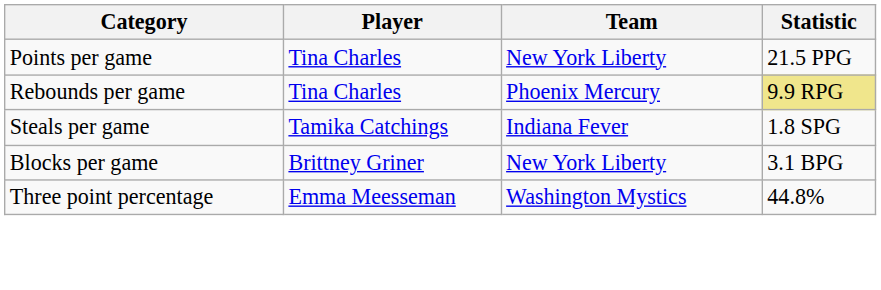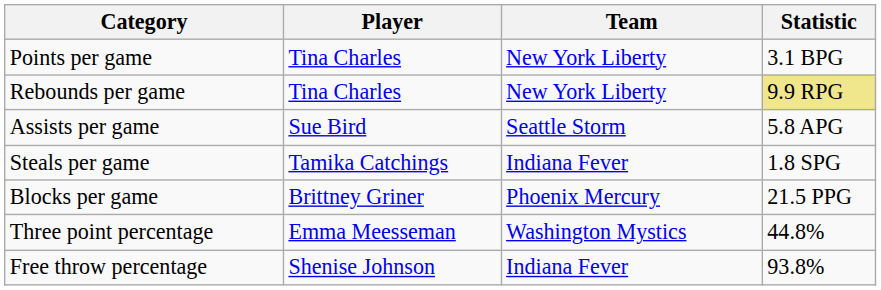(810, 57) 21.5 PPG -> (805, 57) 3.1 BPG
(583, 92) Phoenix Mercury -> (586, 92) New York Liberty
+ row: (85, 127)
(586, 162) New York Liberty -> (583, 197) Phoenix Mercury
(805, 162) 3.1 BPG -> (810, 197) 21.5 PPG
+ row: (108, 267)
